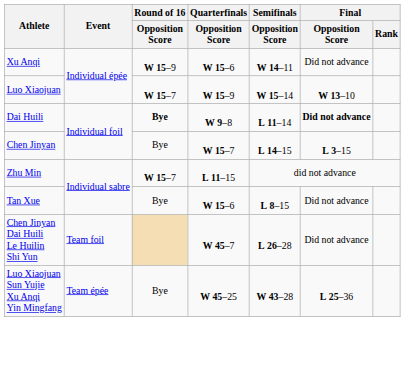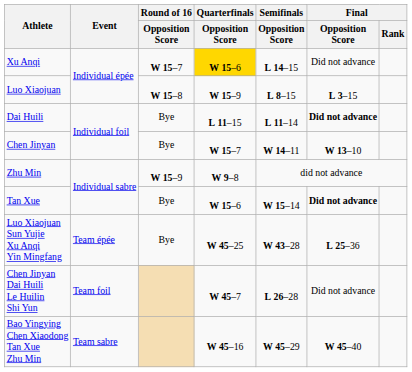(160, 68) W 15–9 -> (166, 68) W 15–7
(219, 68) no background -> (225, 68) gold background
(275, 68) W 14–11 -> (281, 68) L 14–15
(160, 96) W 15–7 -> (166, 96) W 15–8
(275, 96) W 15–14 -> (281, 96) L 8–15
(337, 96) W 13–10 -> (343, 96) L 3–15
(160, 118) bold -> (166, 118) normal
(219, 123) W 9–8 -> (225, 123) L 11–15
(275, 151) L 14–15 -> (281, 151) W 14–11
(337, 151) L 3–15 -> (343, 151) W 13–10
(160, 179) W 15–7 -> (166, 179) W 15–9
(219, 179) L 11–15 -> (225, 179) W 9–8
(275, 206) L 8–15 -> (281, 206) W 15–14
(336, 201) normal -> (343, 201) bold
rows swapped: (34, 291) <-> (31, 240)
+ row: (37, 342)
